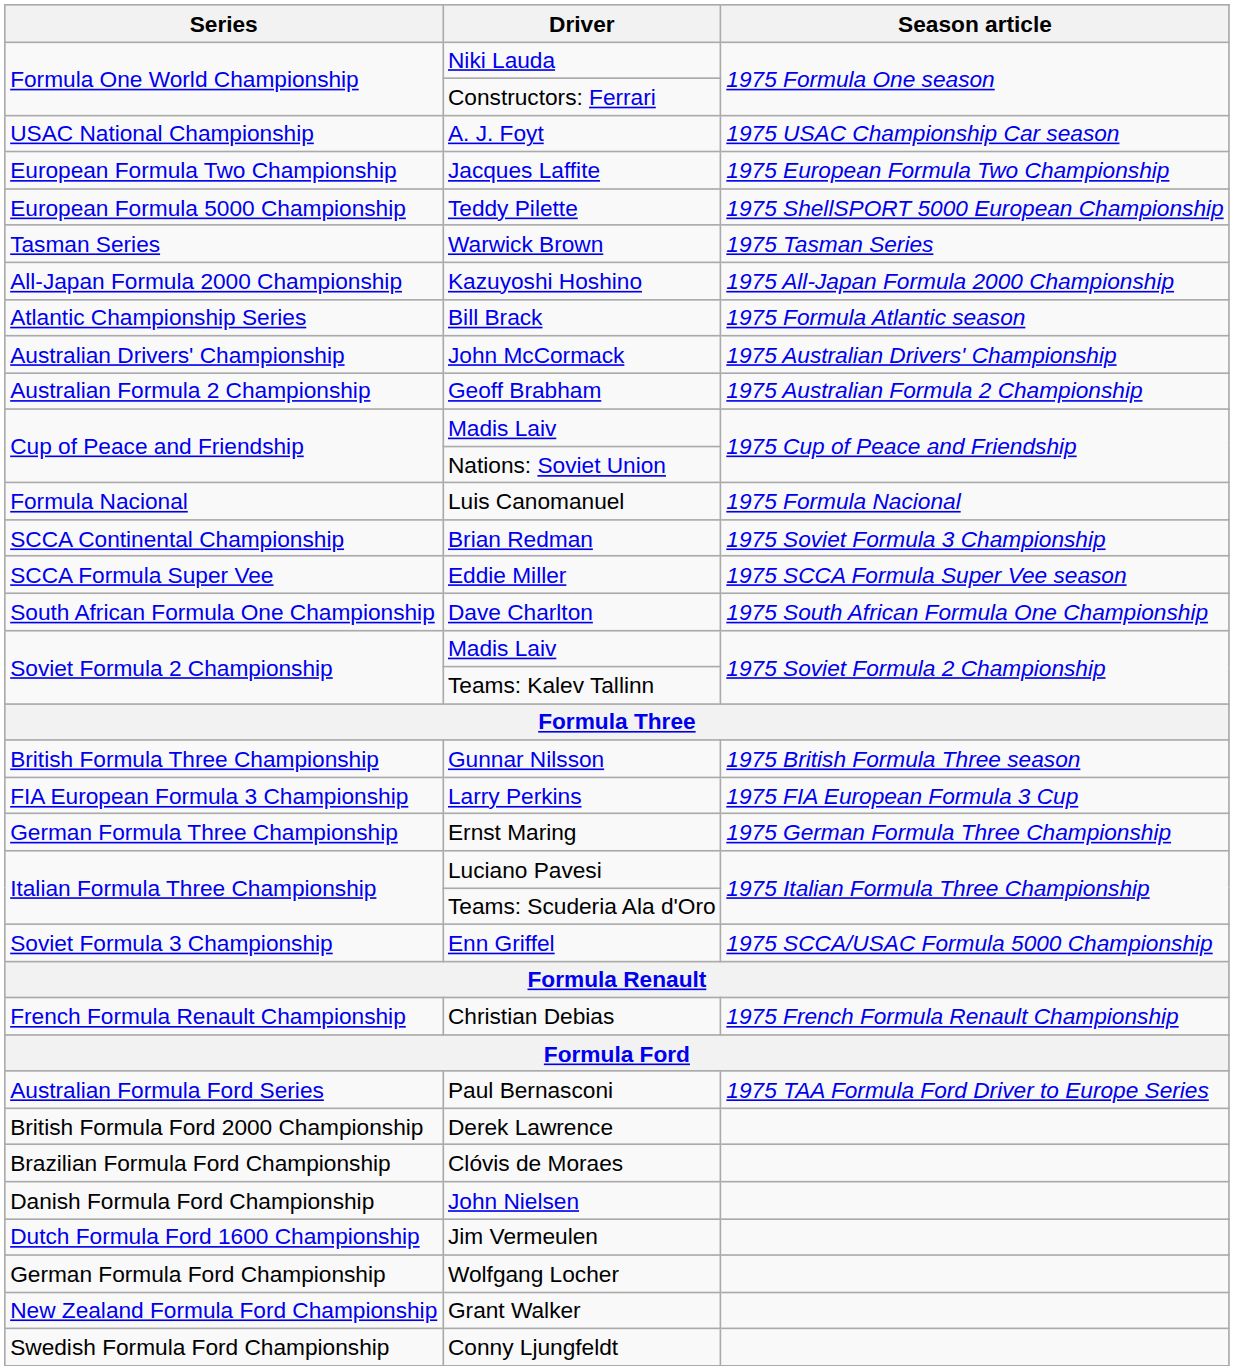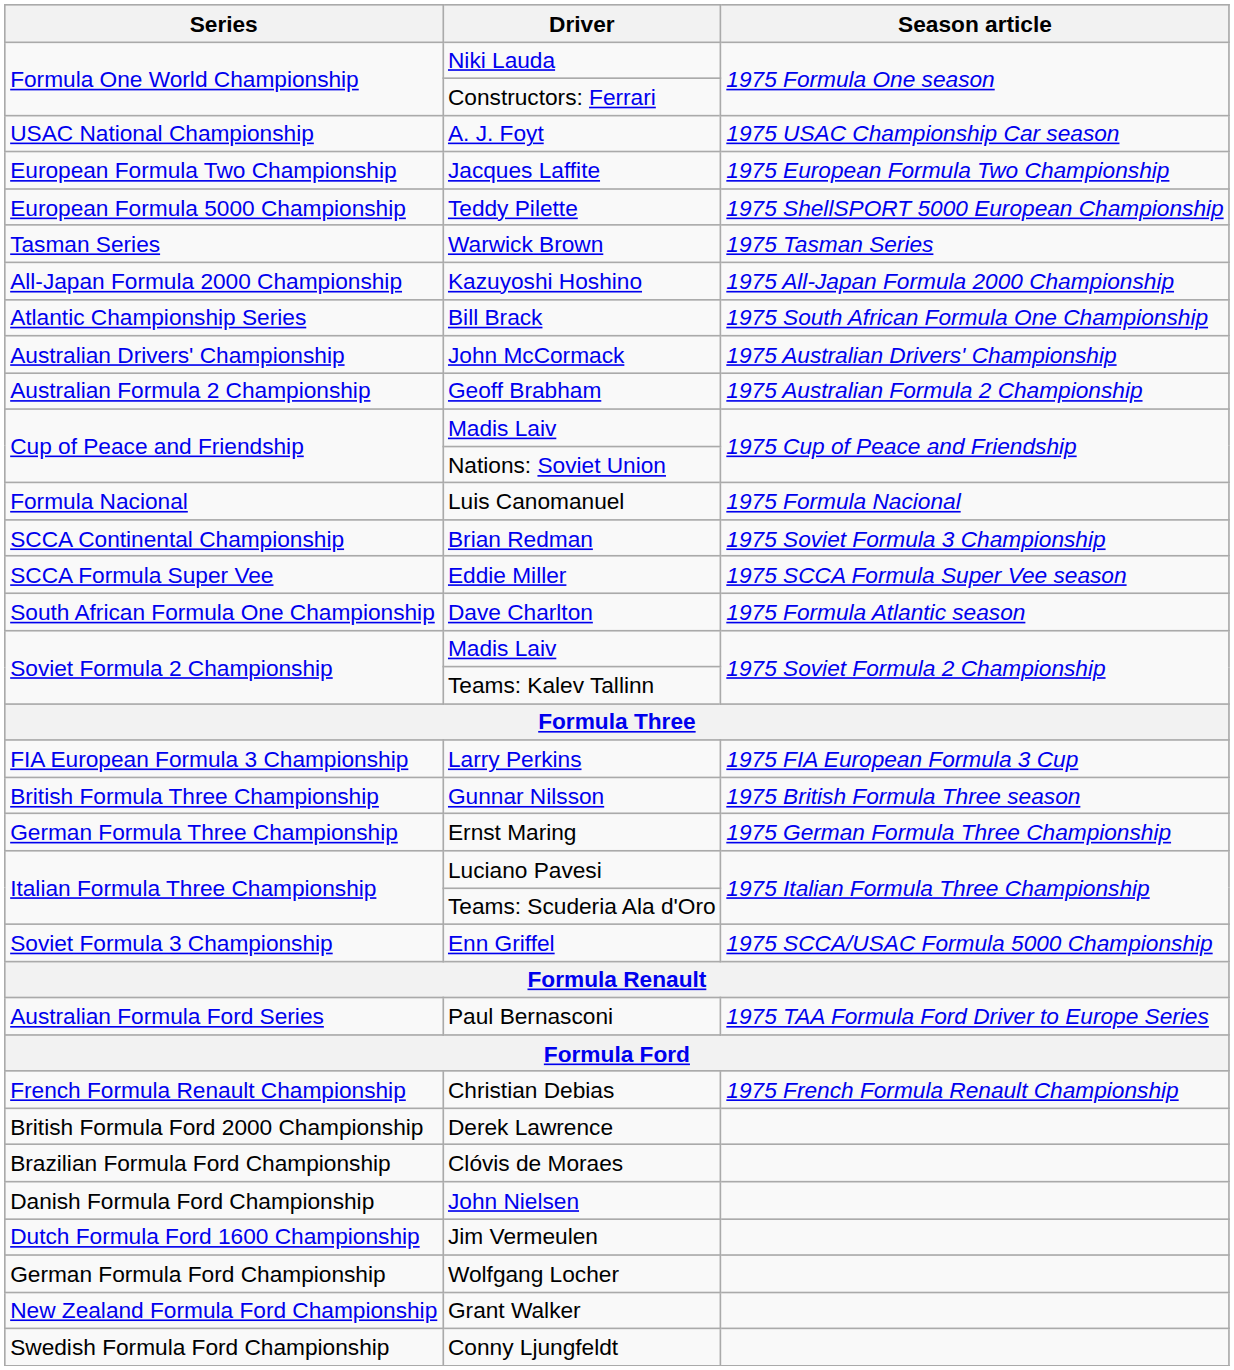(876, 317) 1975 Formula Atlantic season -> (967, 317) 1975 South African Formula One Championship
(967, 612) 1975 South African Formula One Championship -> (876, 612) 1975 Formula Atlantic season
rows swapped: (209, 795) <-> (195, 759)
rows swapped: (208, 1016) <-> (167, 1090)
